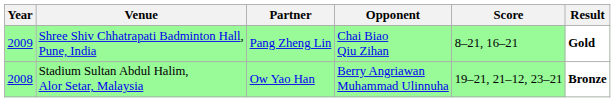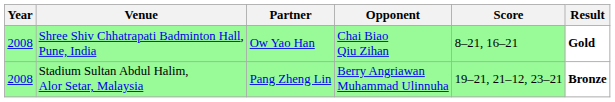(20, 43) 2009 -> (20, 43) 2008
(290, 43) Pang Zheng Lin -> (282, 43) Ow Yao Han
(282, 79) Ow Yao Han -> (290, 79) Pang Zheng Lin
